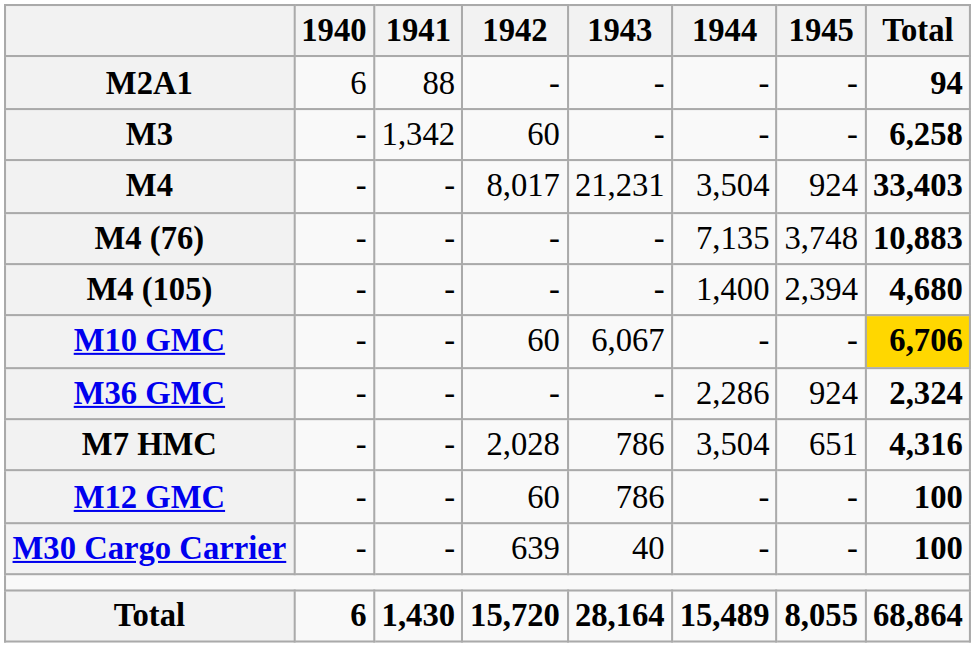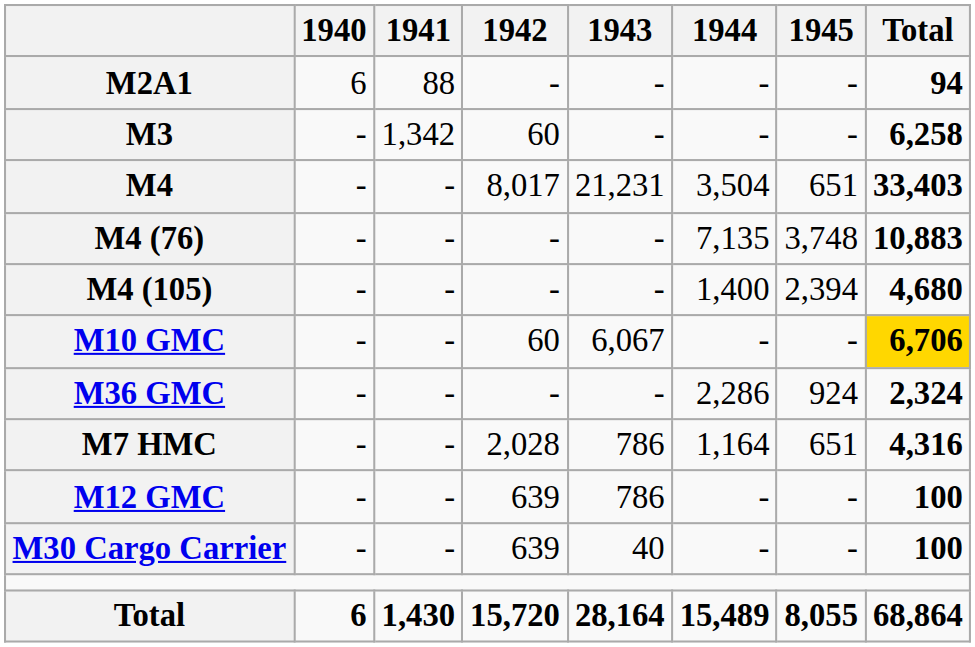(833, 185) 924 -> (833, 185) 651
(733, 444) 3,504 -> (733, 444) 1,164
(544, 496) 60 -> (535, 496) 639
